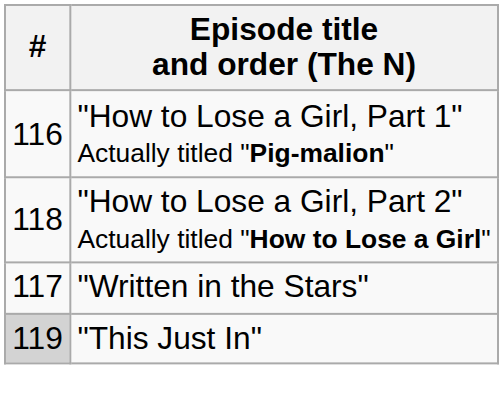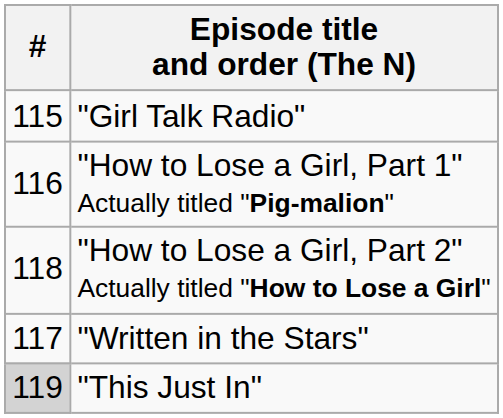+ row: (191, 115)
